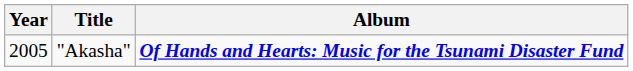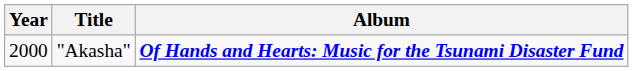(28, 50) 2005 -> (28, 50) 2000
